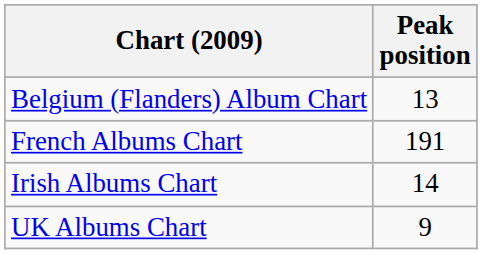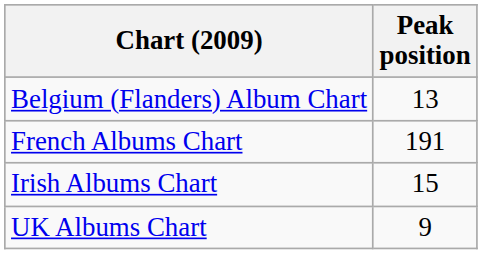(425, 183) 14 -> (425, 183) 15
